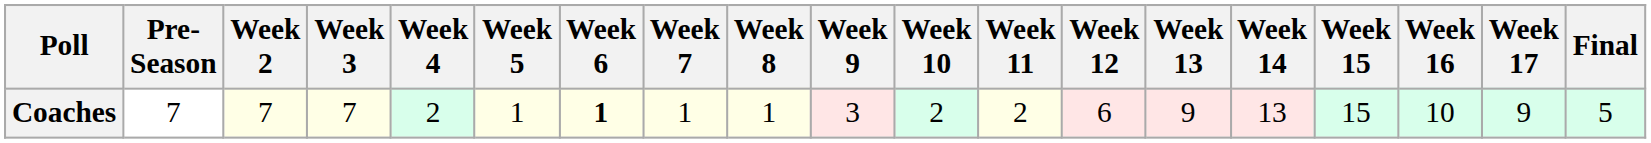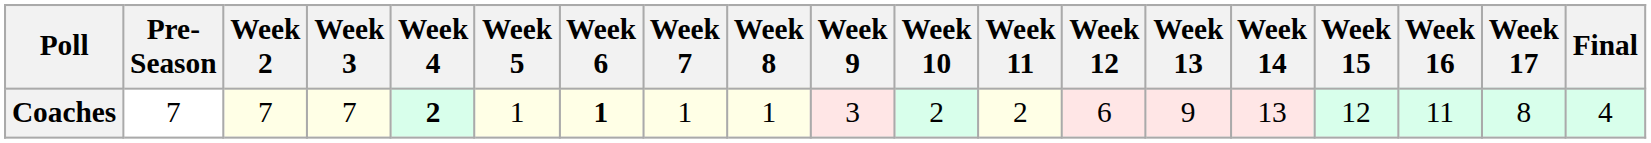(433, 112) normal -> (433, 112) bold
(1356, 112) 15 -> (1356, 112) 12
(1440, 112) 10 -> (1440, 112) 11
(1524, 112) 9 -> (1524, 112) 8
(1605, 112) 5 -> (1605, 112) 4
